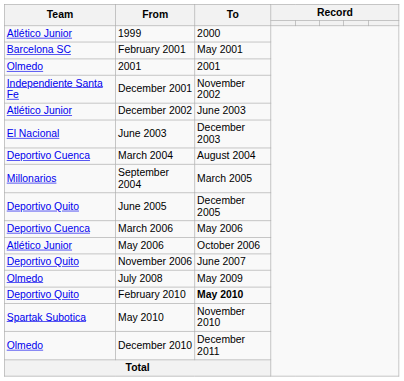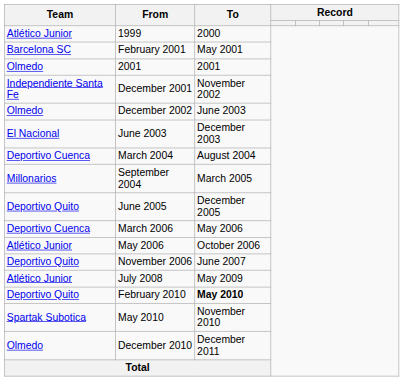(39, 111) Atlético Junior -> (25, 111) Olmedo
(25, 278) Olmedo -> (39, 278) Atlético Junior
